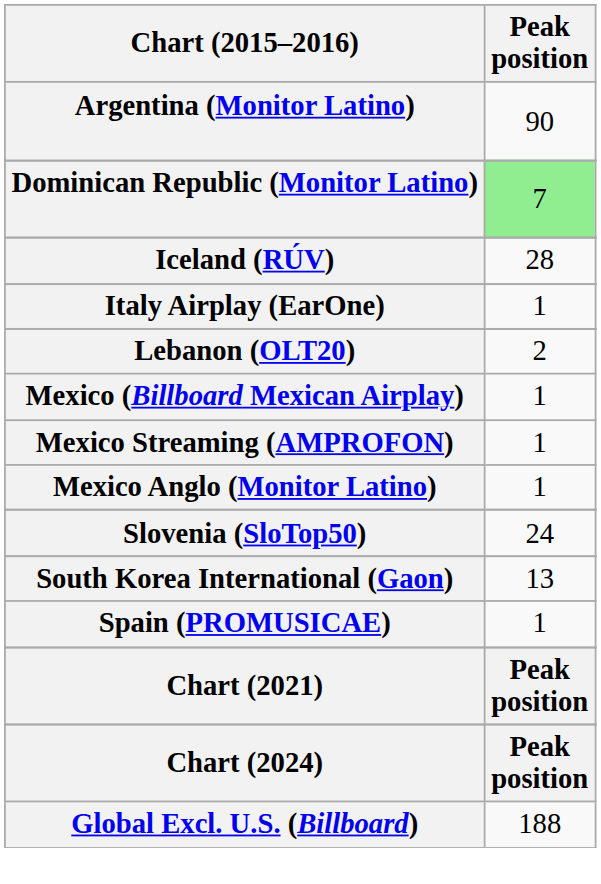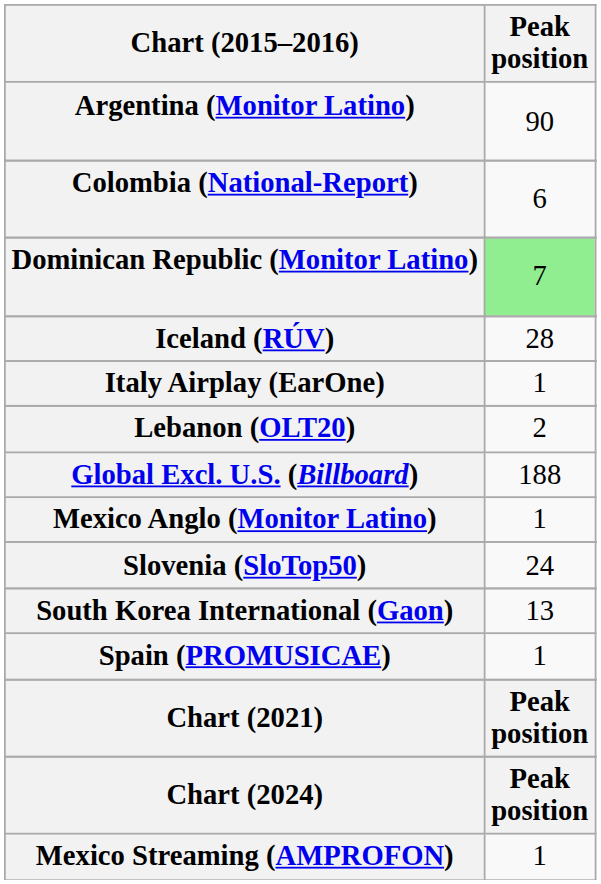+ row: (245, 182)
- row: (245, 396)
rows swapped: (245, 441) <-> (245, 824)
